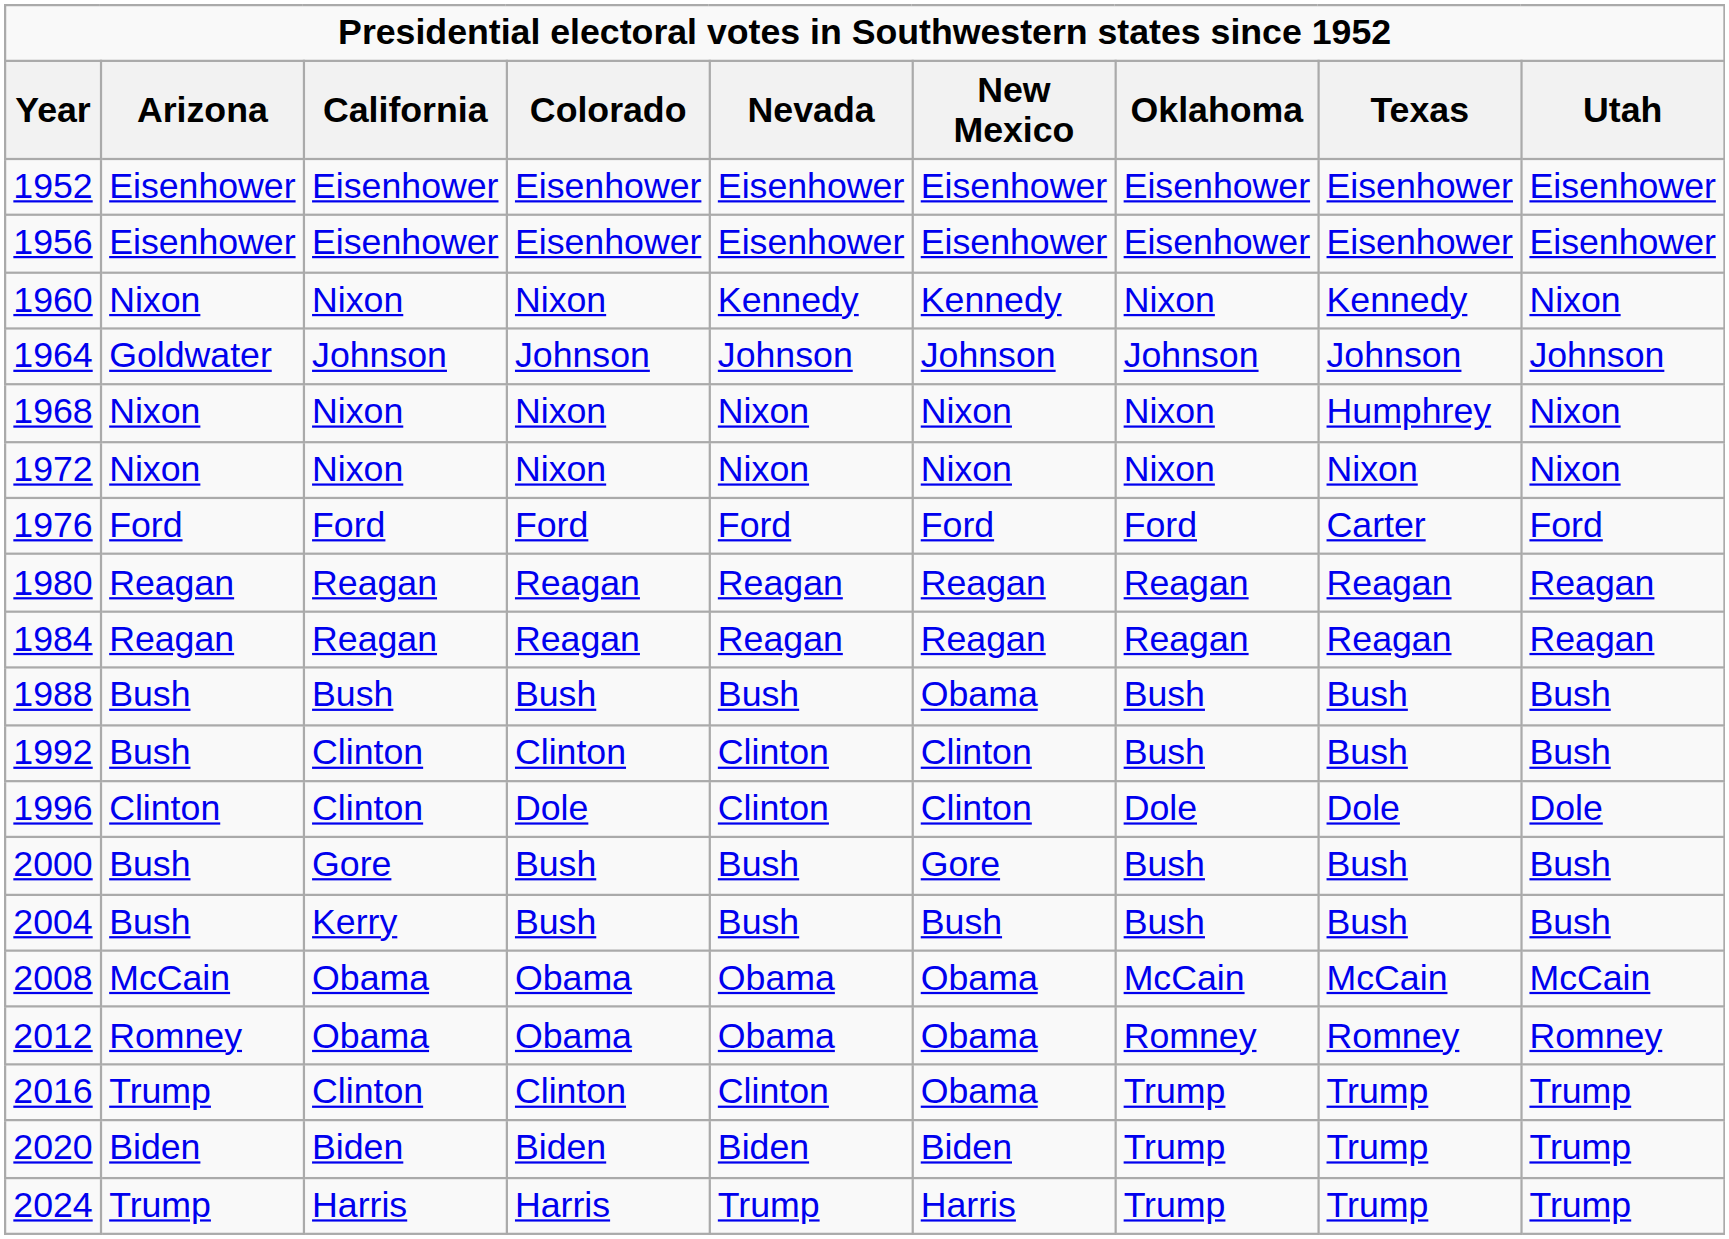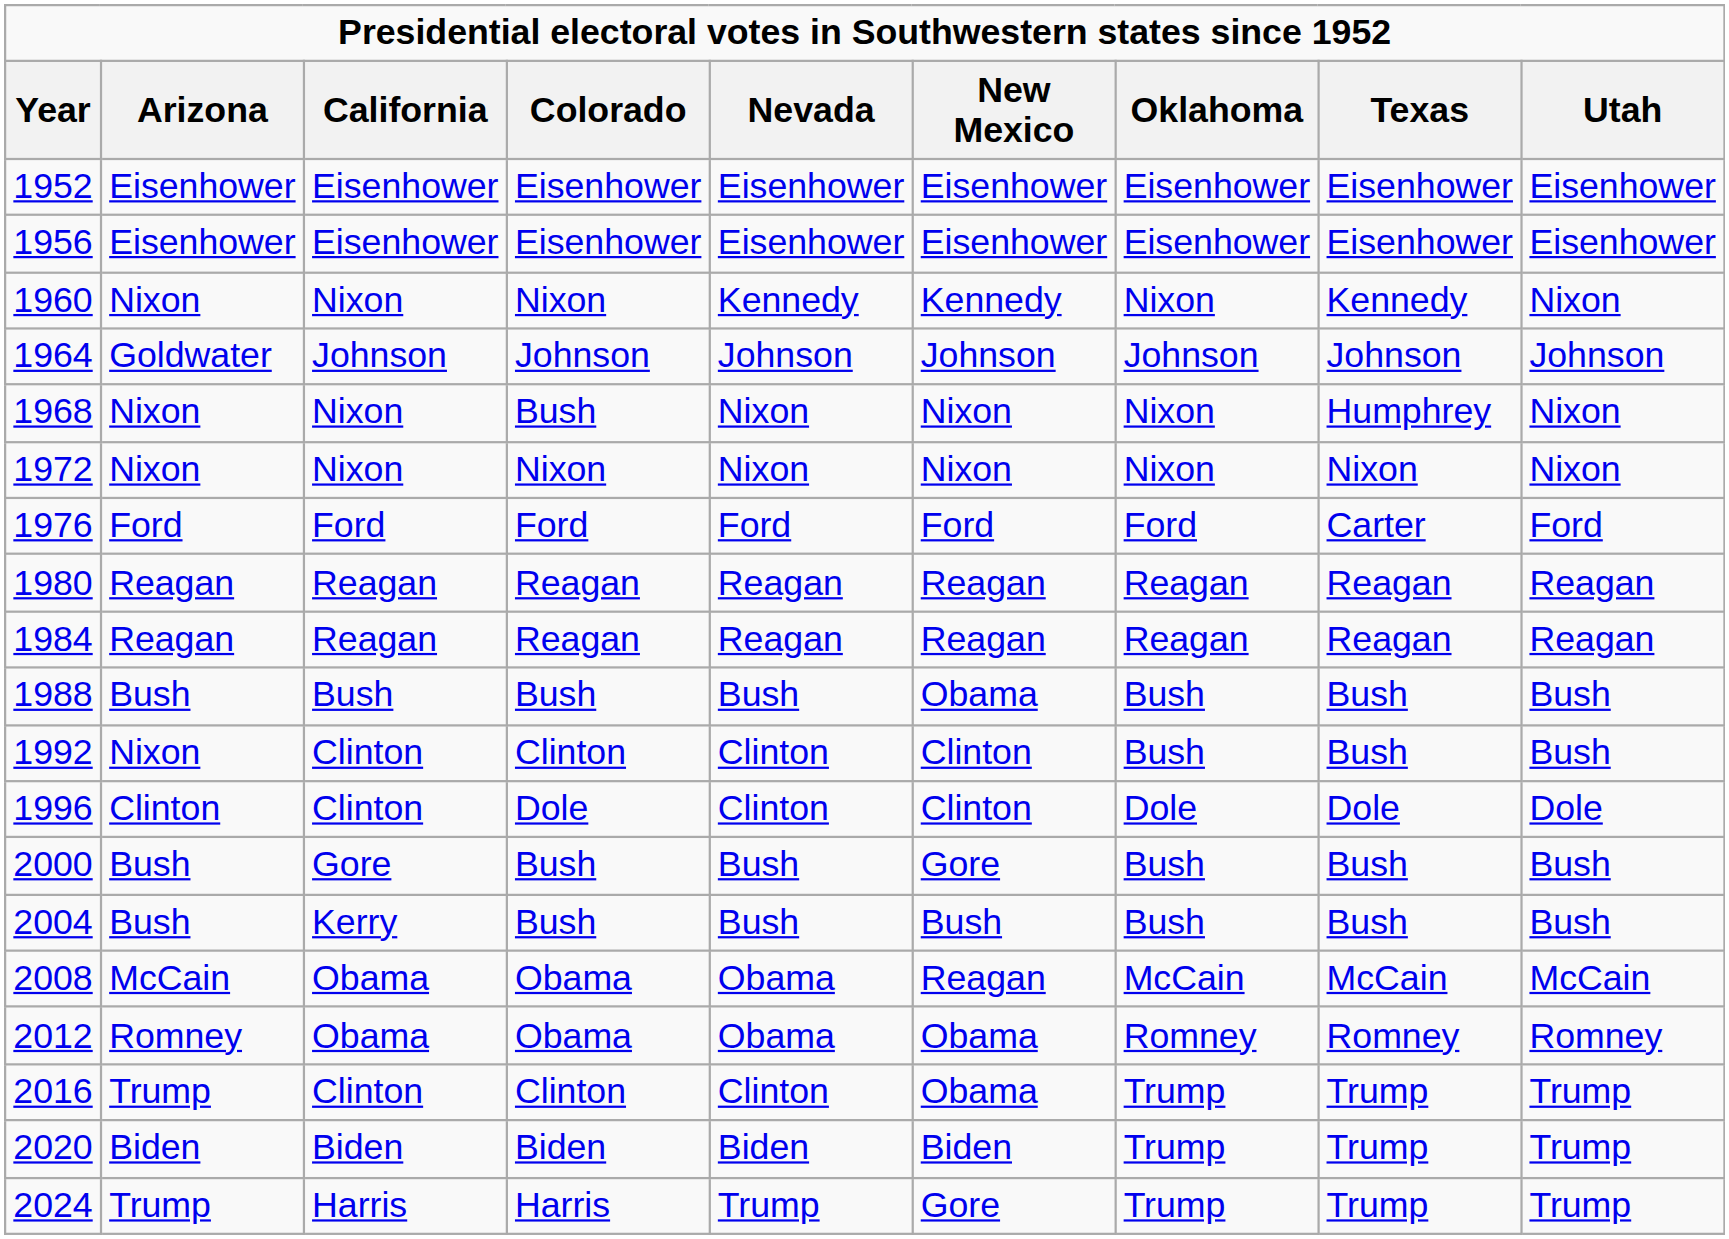(561, 412) Nixon -> (556, 412) Bush
(150, 751) Bush -> (155, 751) Nixon
(979, 978) Obama -> (983, 978) Reagan
(968, 1204) Harris -> (960, 1204) Gore
